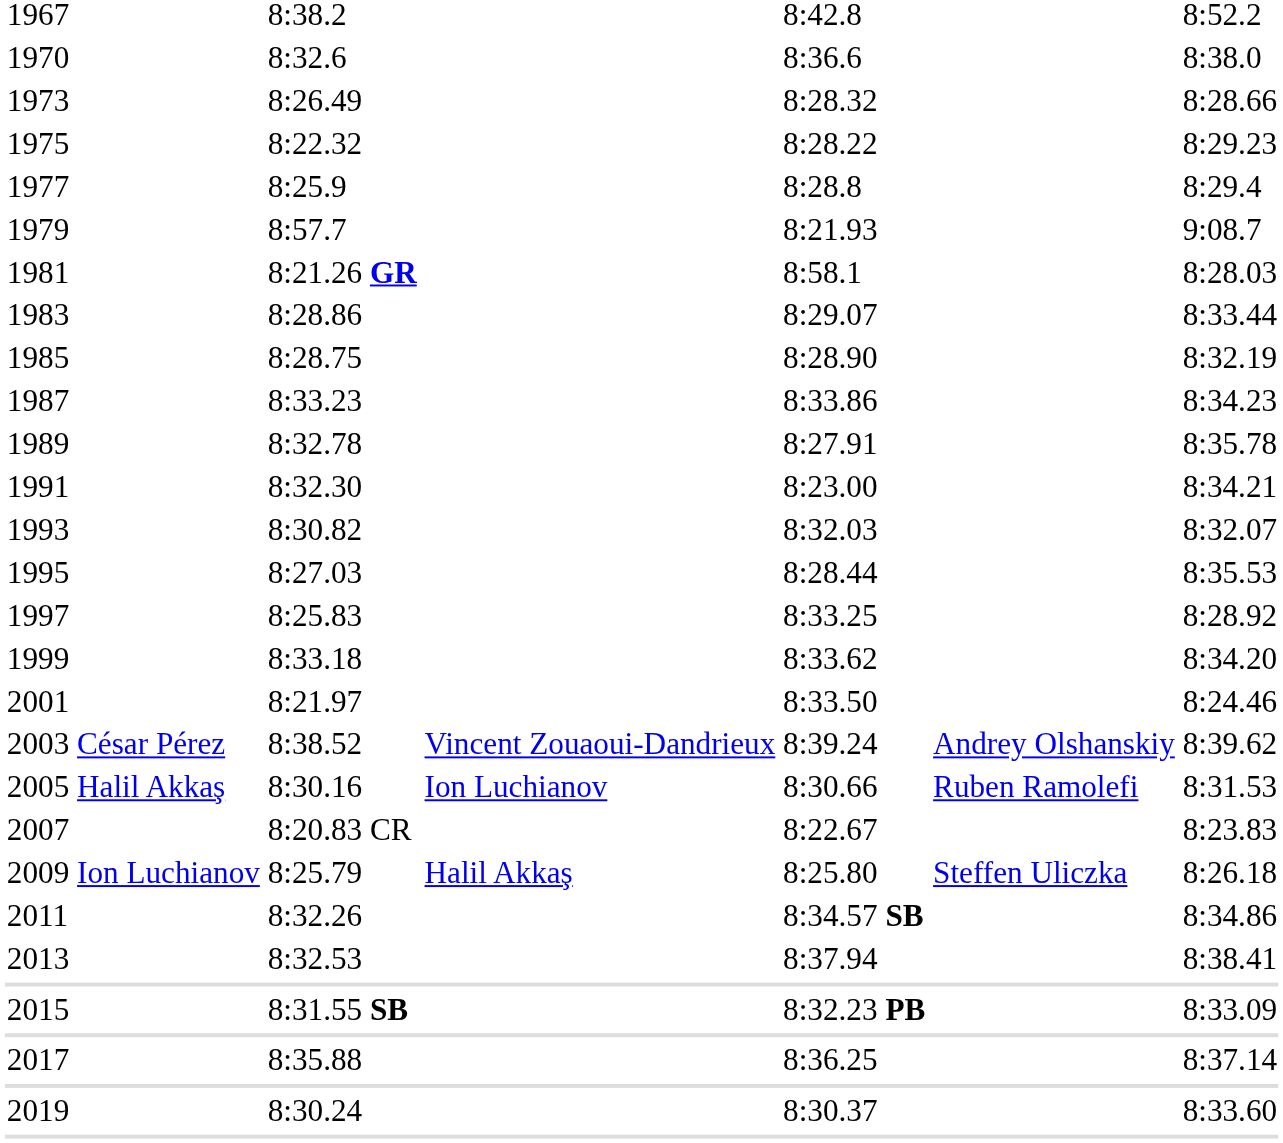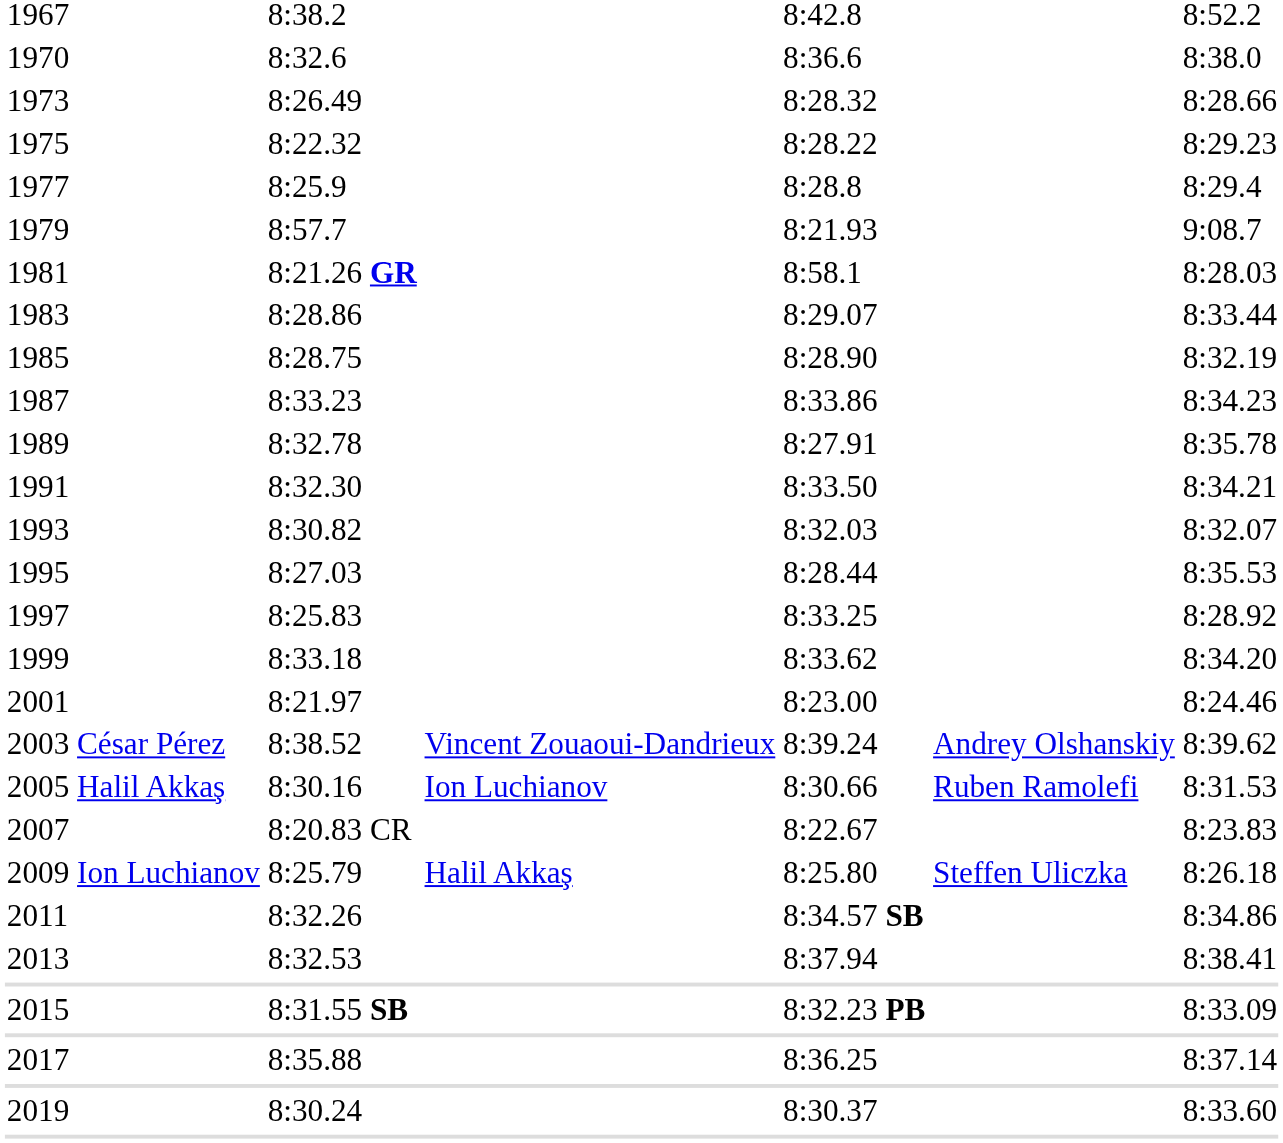(830, 486) 8:23.00 -> (830, 486) 8:33.50
(830, 701) 8:33.50 -> (830, 701) 8:23.00
